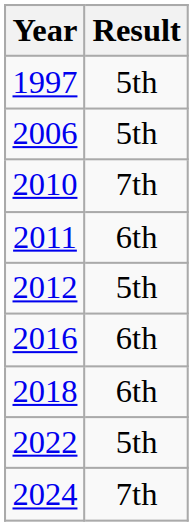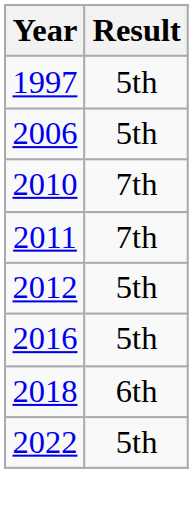(137, 236) 6th -> (137, 236) 7th
(137, 339) 6th -> (137, 339) 5th
- row: (45, 493)
